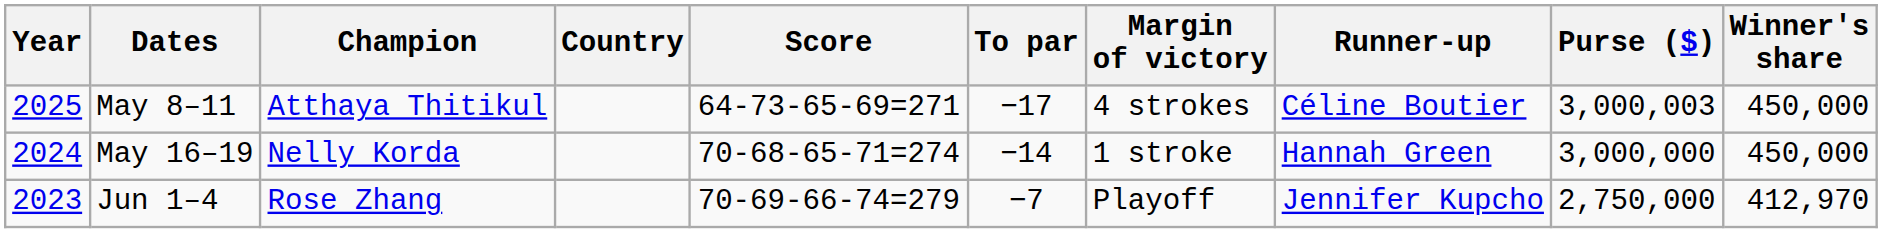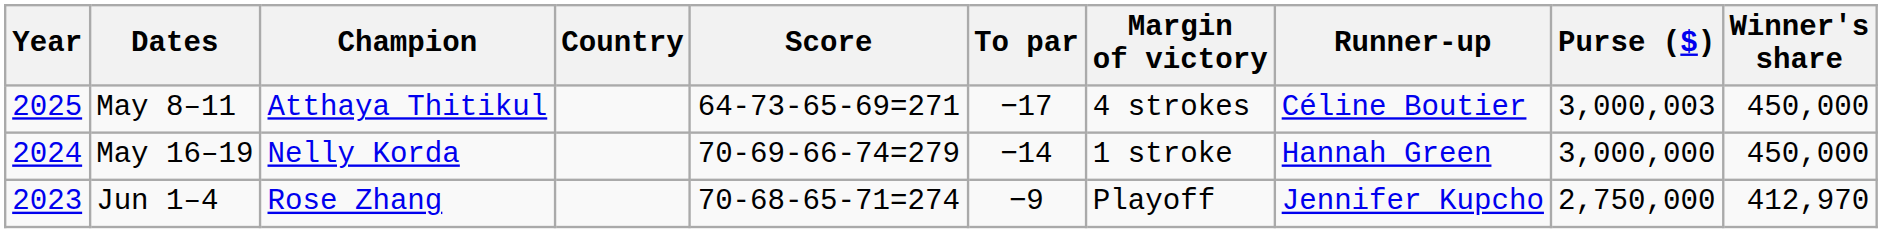(829, 156) 70-68-65-71=274 -> (829, 156) 70-69-66-74=279
(829, 203) 70-69-66-74=279 -> (829, 203) 70-68-65-71=274
(1026, 203) −7 -> (1026, 203) −9
